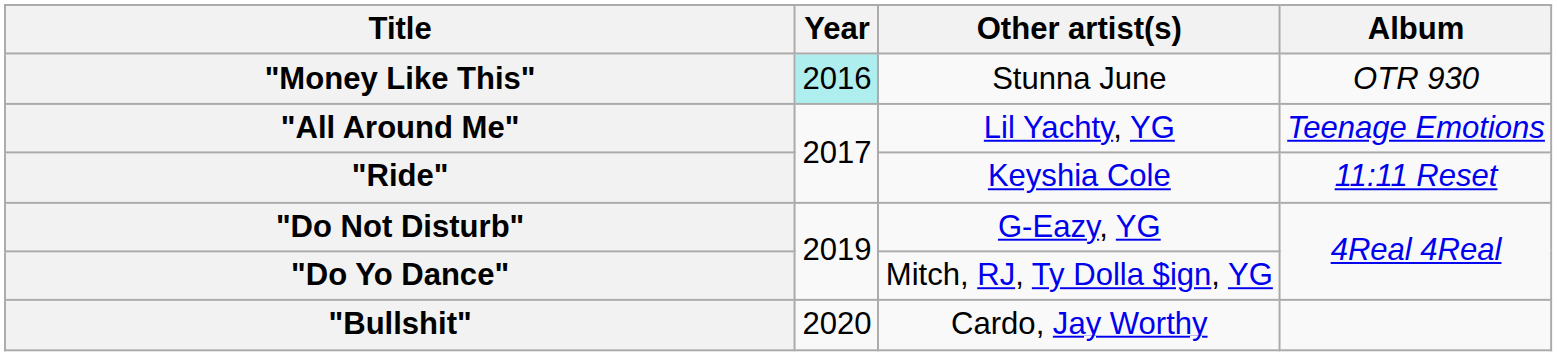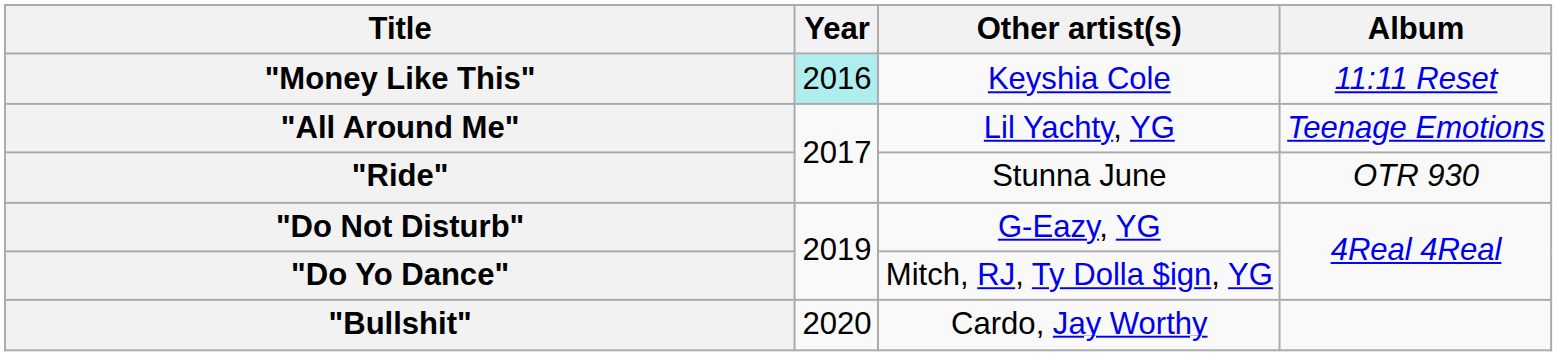(1079, 78) Stunna June -> (1079, 78) Keyshia Cole
(1416, 78) OTR 930 -> (1416, 78) 11:11 Reset
(1079, 176) Keyshia Cole -> (1079, 176) Stunna June
(1416, 176) 11:11 Reset -> (1416, 176) OTR 930
